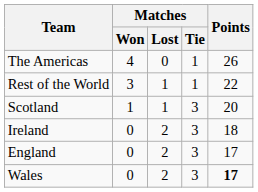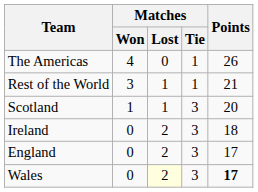(231, 84) 22 -> (231, 84) 21
(165, 175) no background -> (165, 175) lightyellow background
